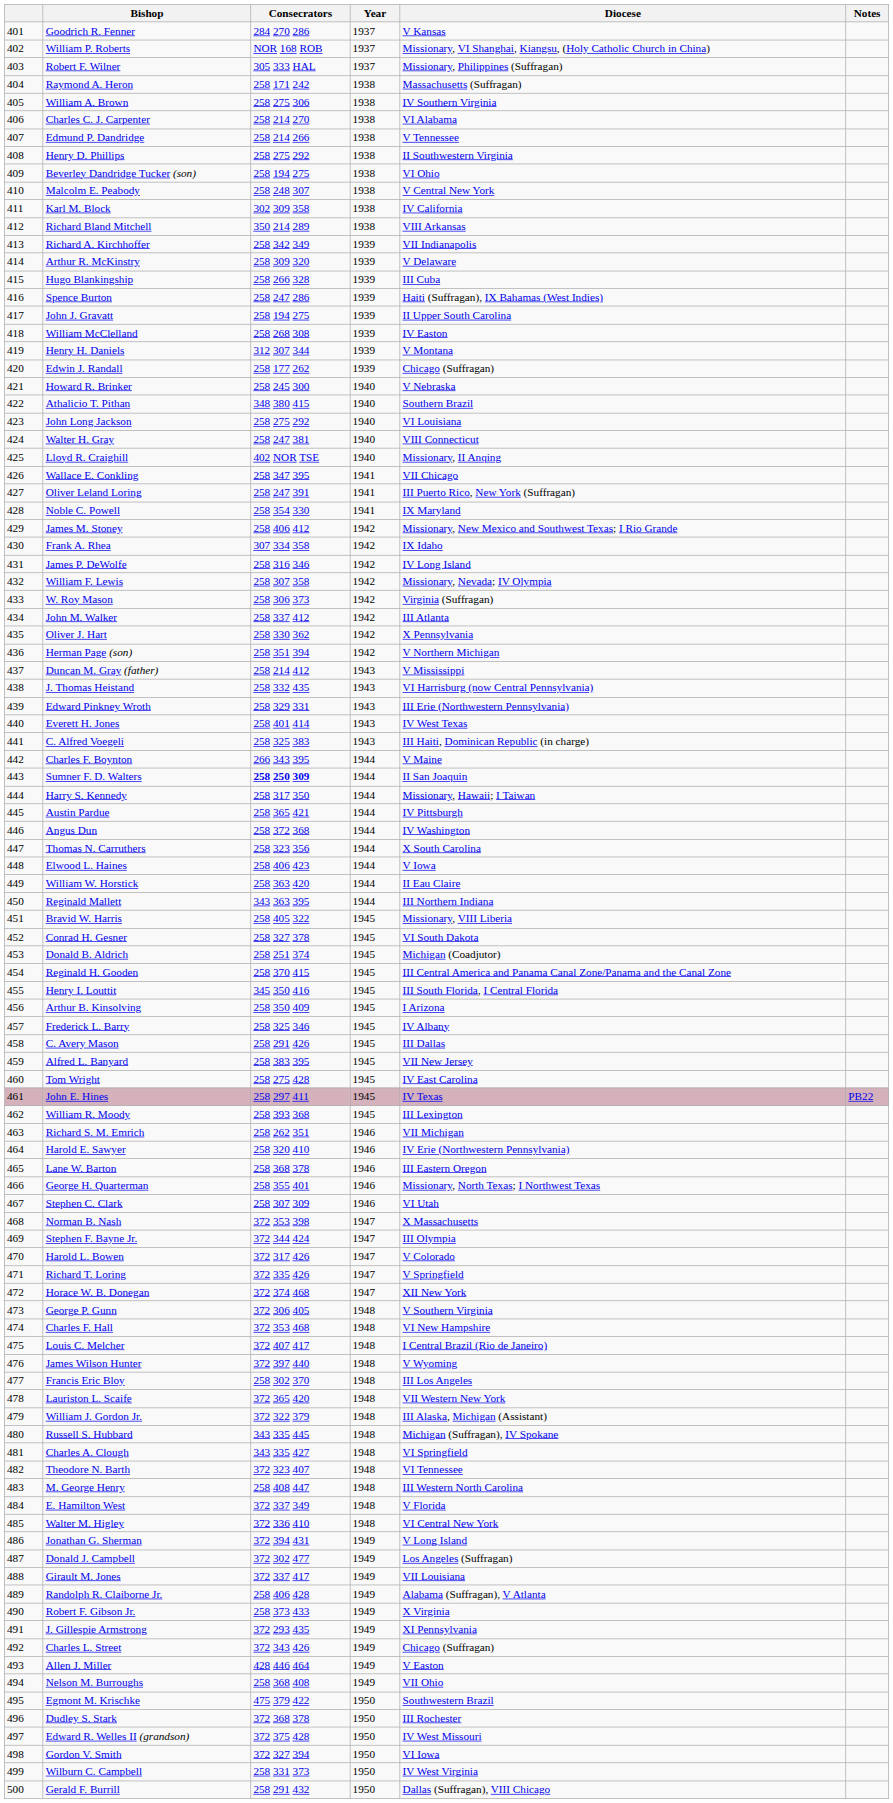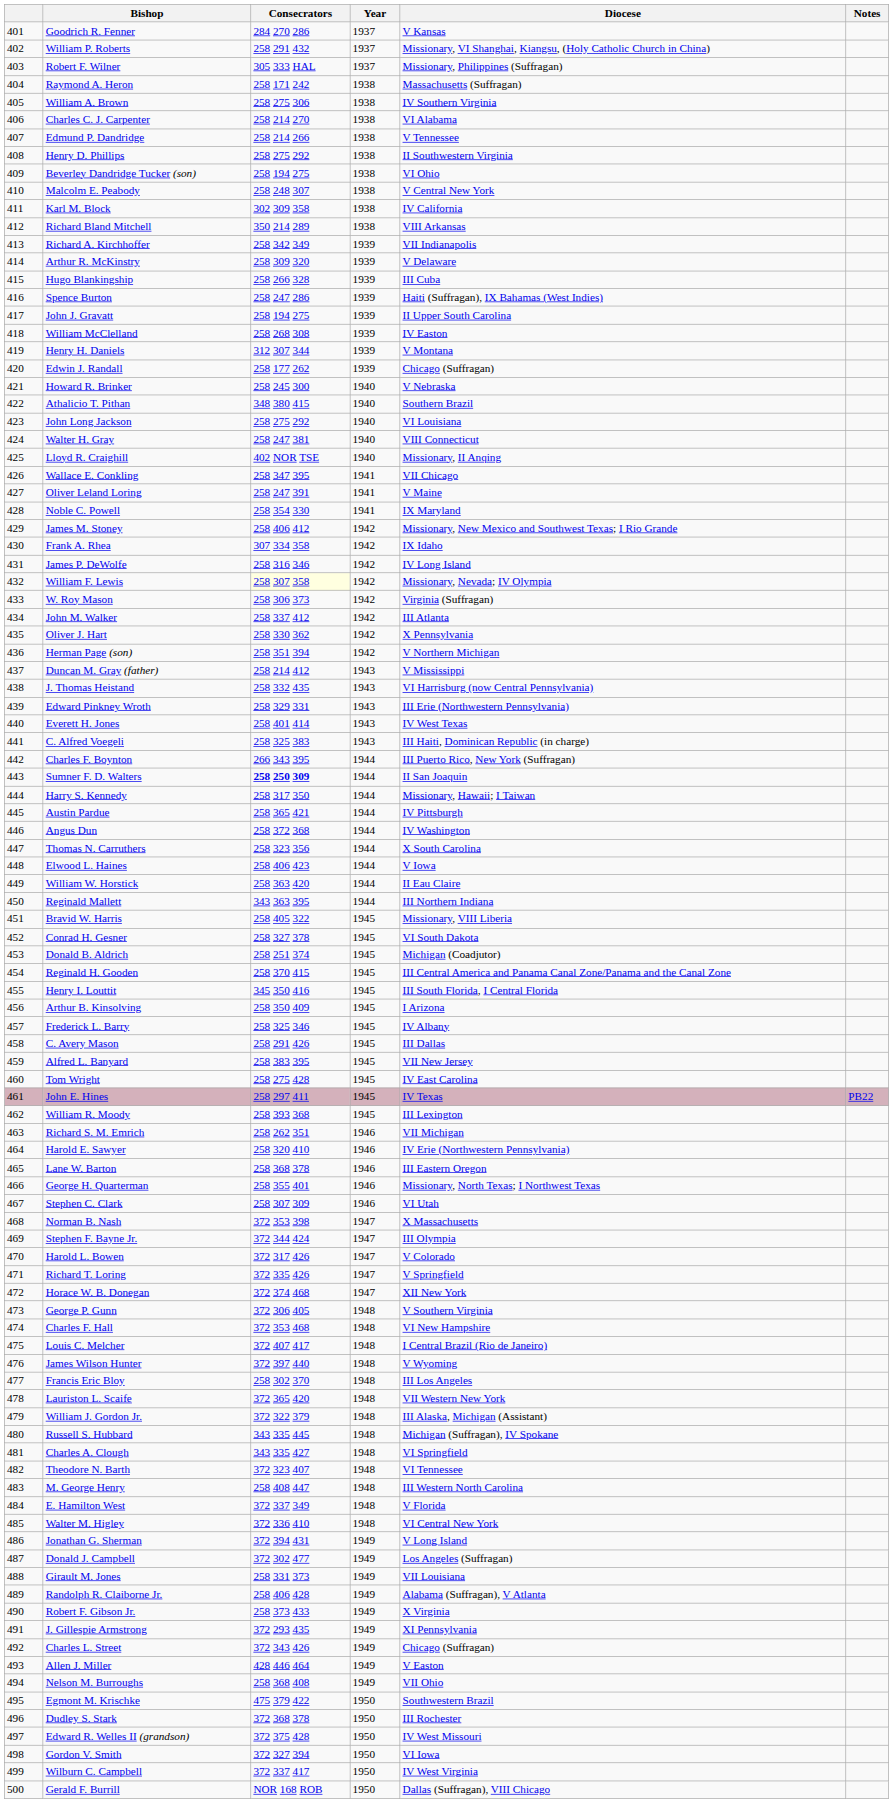(288, 48) NOR 168 ROB -> (281, 48) 258 291 432
(489, 492) III Puerto Rico, New York (Suffragan) -> (422, 492) V Maine
(281, 581) no background -> (281, 581) lightyellow background
(422, 759) V Maine -> (489, 759) III Puerto Rico, New York (Suffragan)
(281, 1576) 372 337 417 -> (281, 1576) 258 331 373
(281, 1771) 258 331 373 -> (281, 1771) 372 337 417
(281, 1789) 258 291 432 -> (288, 1789) NOR 168 ROB
